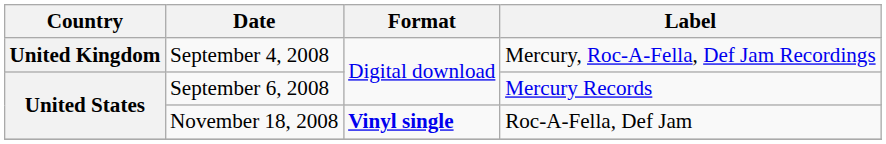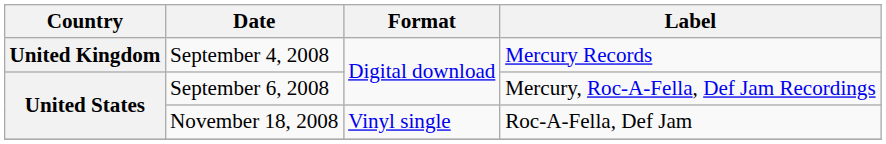(690, 54) Mercury, Roc-A-Fella, Def Jam Recordings -> (579, 54) Mercury Records
(579, 88) Mercury Records -> (690, 88) Mercury, Roc-A-Fella, Def Jam Recordings
(401, 121) bold -> (399, 121) normal
